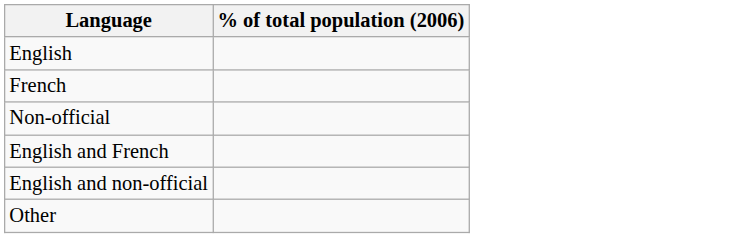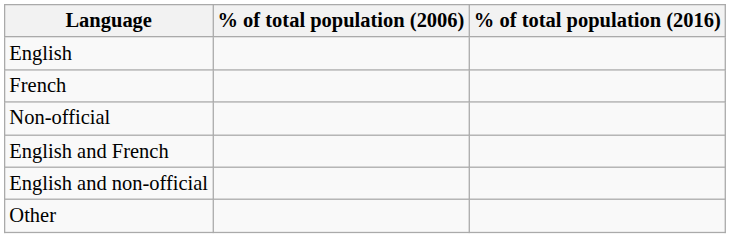+ column: (597, 20)
